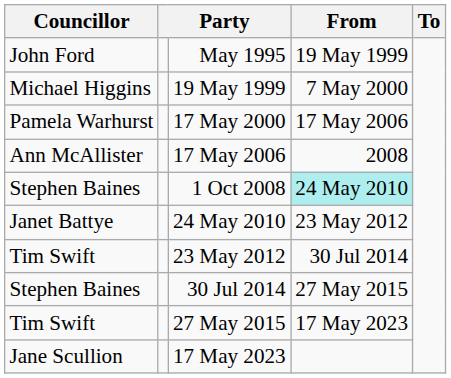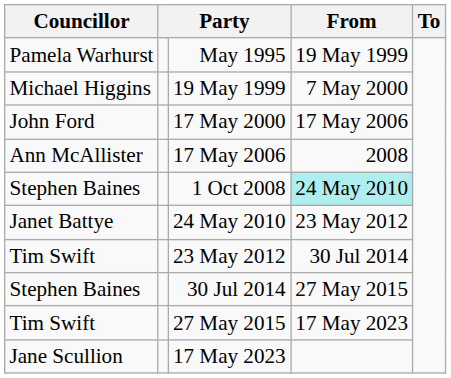(52, 54) John Ford -> (82, 54) Pamela Warhurst
(82, 121) Pamela Warhurst -> (52, 121) John Ford
